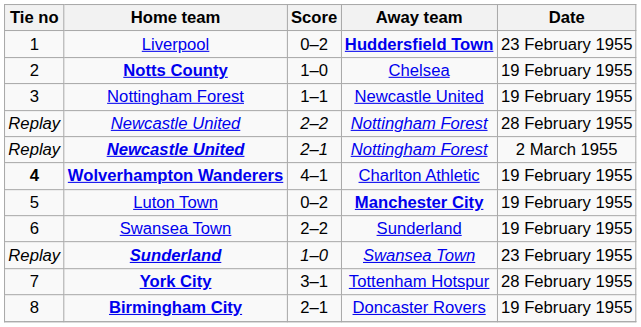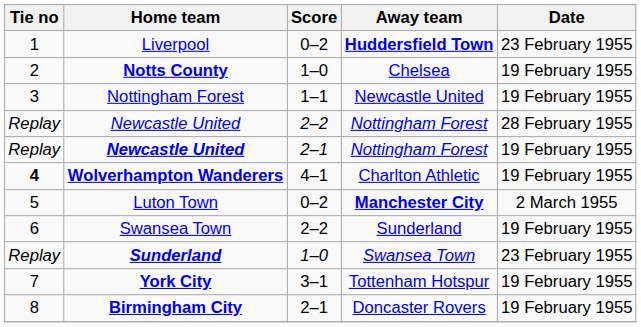(567, 149) 2 March 1955 -> (567, 149) 19 February 1955
(567, 202) 19 February 1955 -> (567, 202) 2 March 1955
(567, 281) 28 February 1955 -> (567, 281) 19 February 1955
